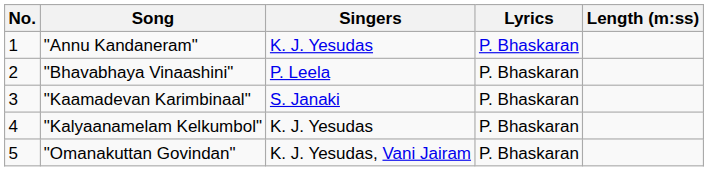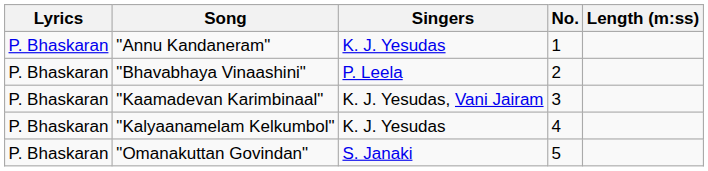columns swapped: (22, 18) <-> (529, 18)
(305, 99) S. Janaki -> (443, 99) K. J. Yesudas, Vani Jairam
(370, 153) K. J. Yesudas, Vani Jairam -> (377, 153) S. Janaki
